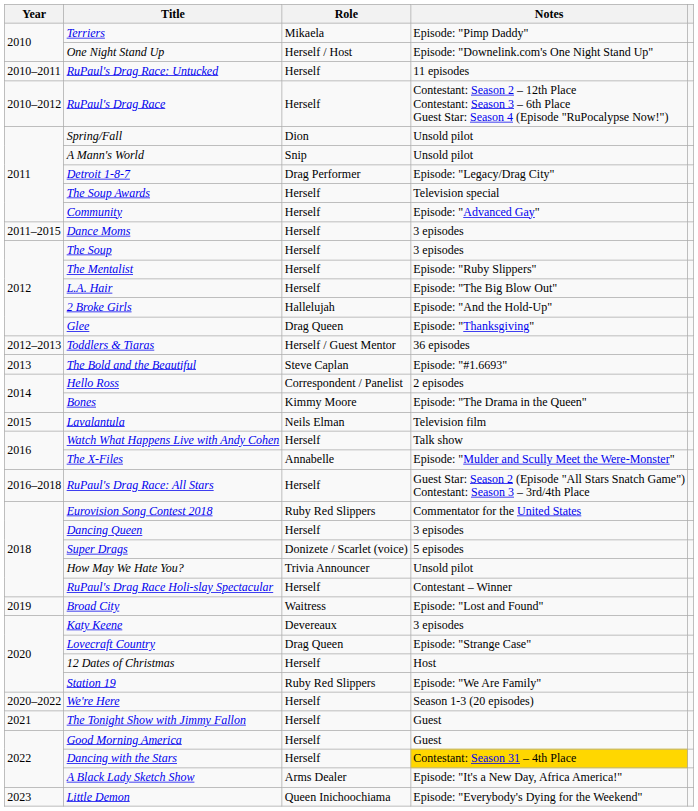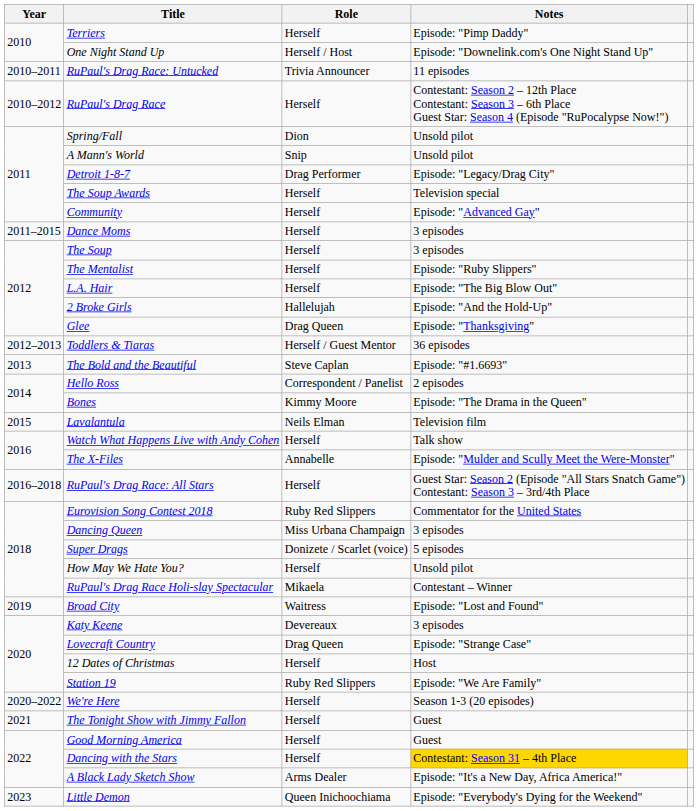(305, 33) Mikaela -> (303, 33) Herself
(303, 71) Herself -> (327, 71) Trivia Announcer
(303, 530) Herself -> (345, 530) Miss Urbana Champaign
(327, 568) Trivia Announcer -> (303, 568) Herself
(303, 587) Herself -> (305, 587) Mikaela
